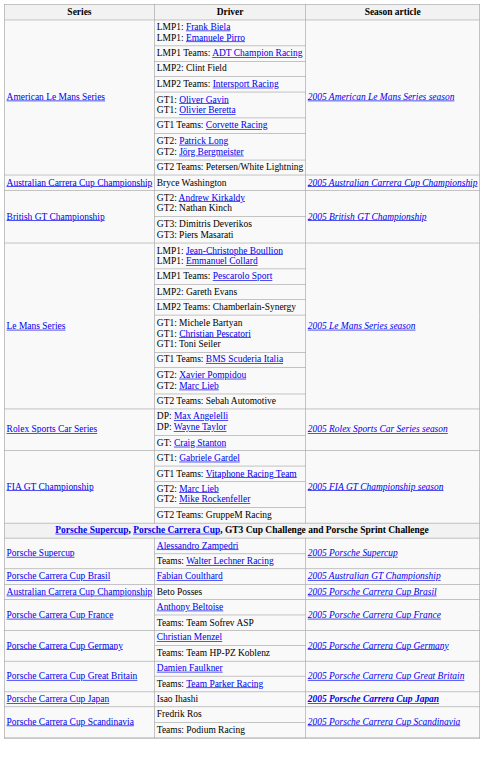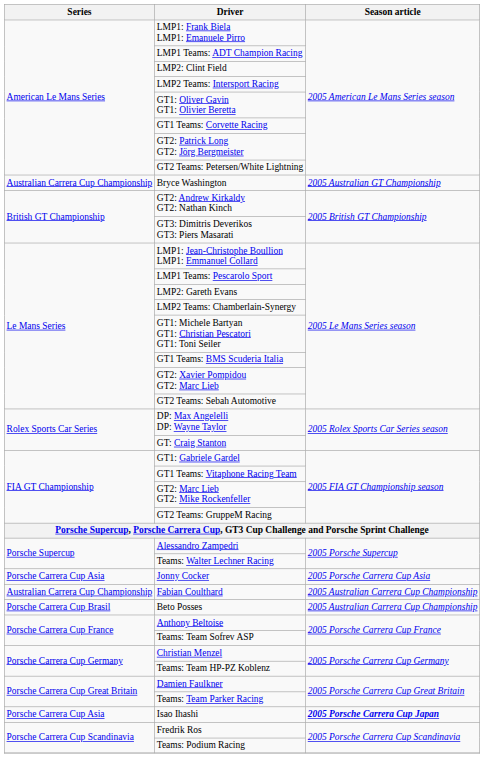(393, 182) 2005 Australian Carrera Cup Championship -> (374, 182) 2005 Australian GT Championship
+ row: (183, 576)
(58, 576) Porsche Carrera Cup Brasil -> (79, 592) Australian Carrera Cup Championship
(374, 576) 2005 Australian GT Championship -> (393, 592) 2005 Australian Carrera Cup Championship
(79, 592) Australian Carrera Cup Championship -> (58, 607) Porsche Carrera Cup Brasil
(372, 592) 2005 Porsche Carrera Cup Brasil -> (393, 607) 2005 Australian Carrera Cup Championship
(58, 699) Porsche Carrera Cup Japan -> (56, 714) Porsche Carrera Cup Asia
